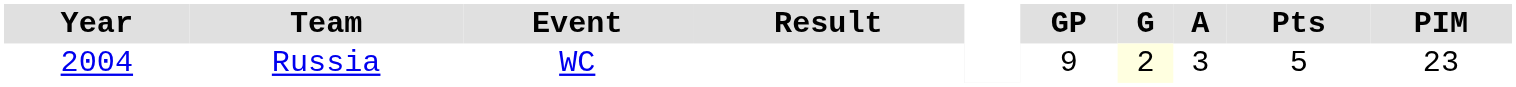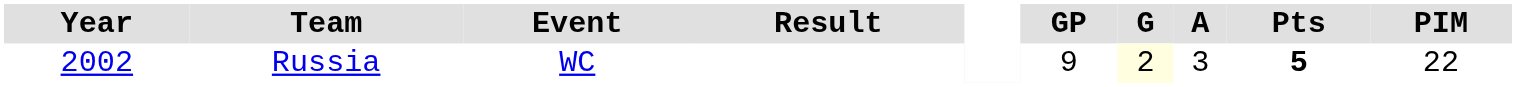(97, 63) 2004 -> (97, 63) 2002
(1299, 63) normal -> (1299, 63) bold
(1441, 63) 23 -> (1441, 63) 22
